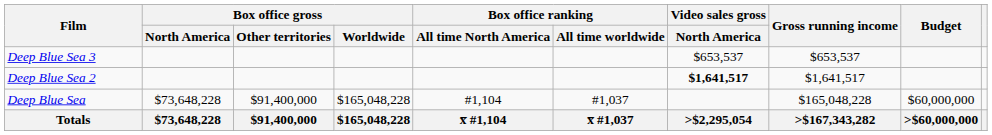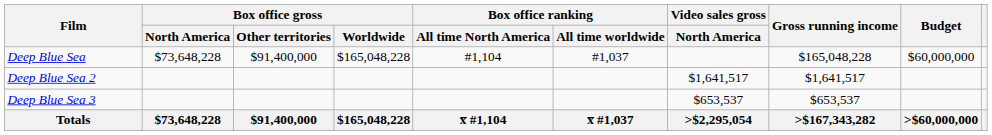rows swapped: (47, 99) <-> (52, 57)
(718, 78) bold -> (718, 78) normal
